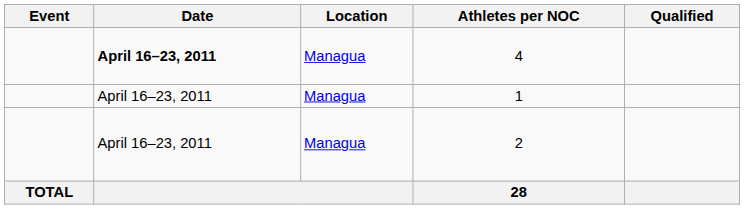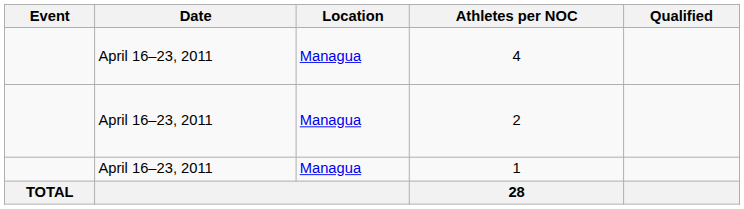(157, 56) bold -> (156, 56) normal
rows swapped: (519, 144) <-> (519, 95)
